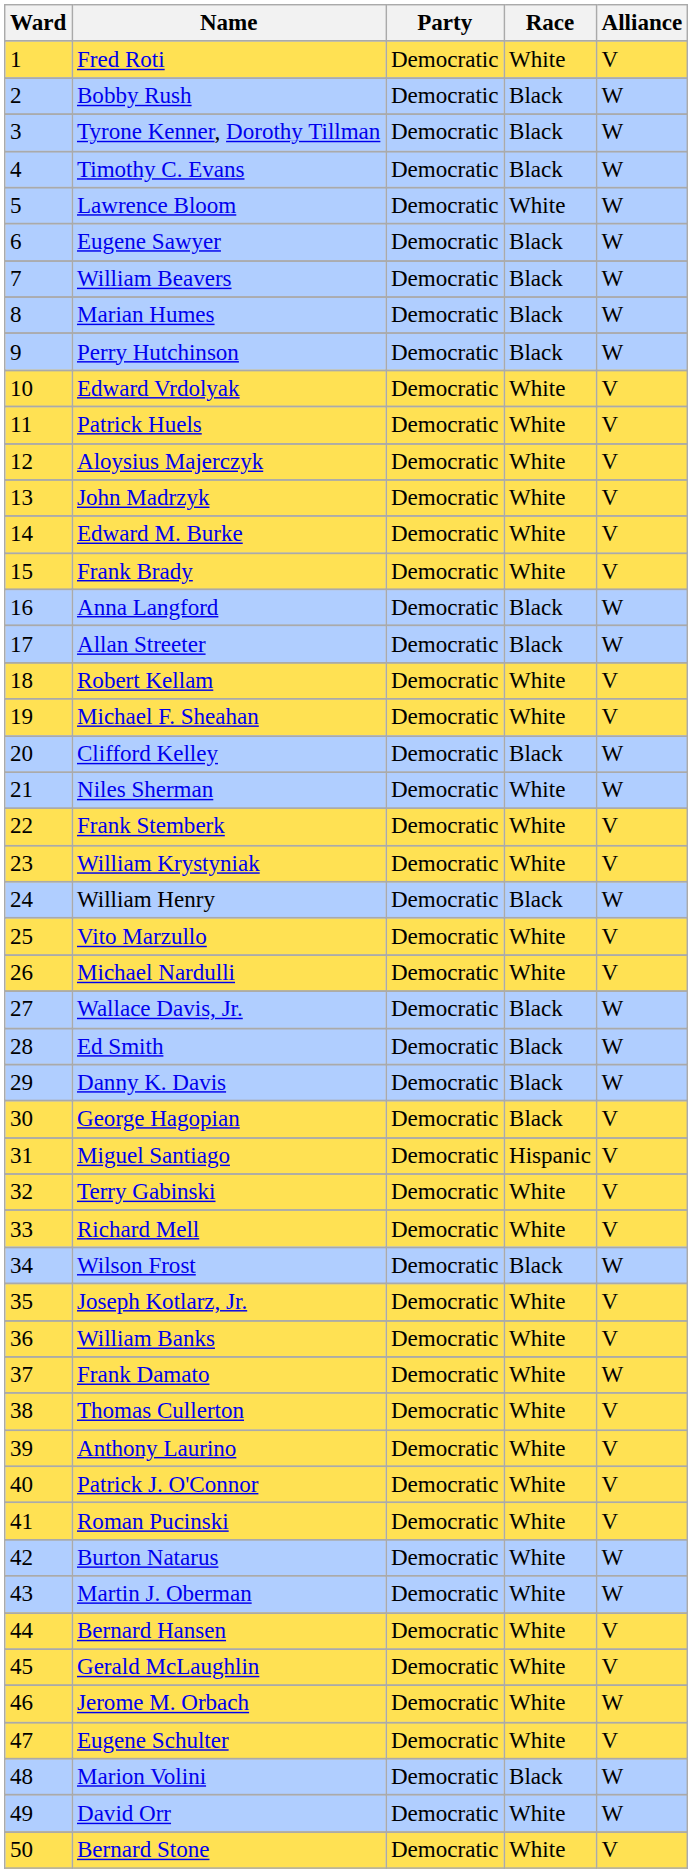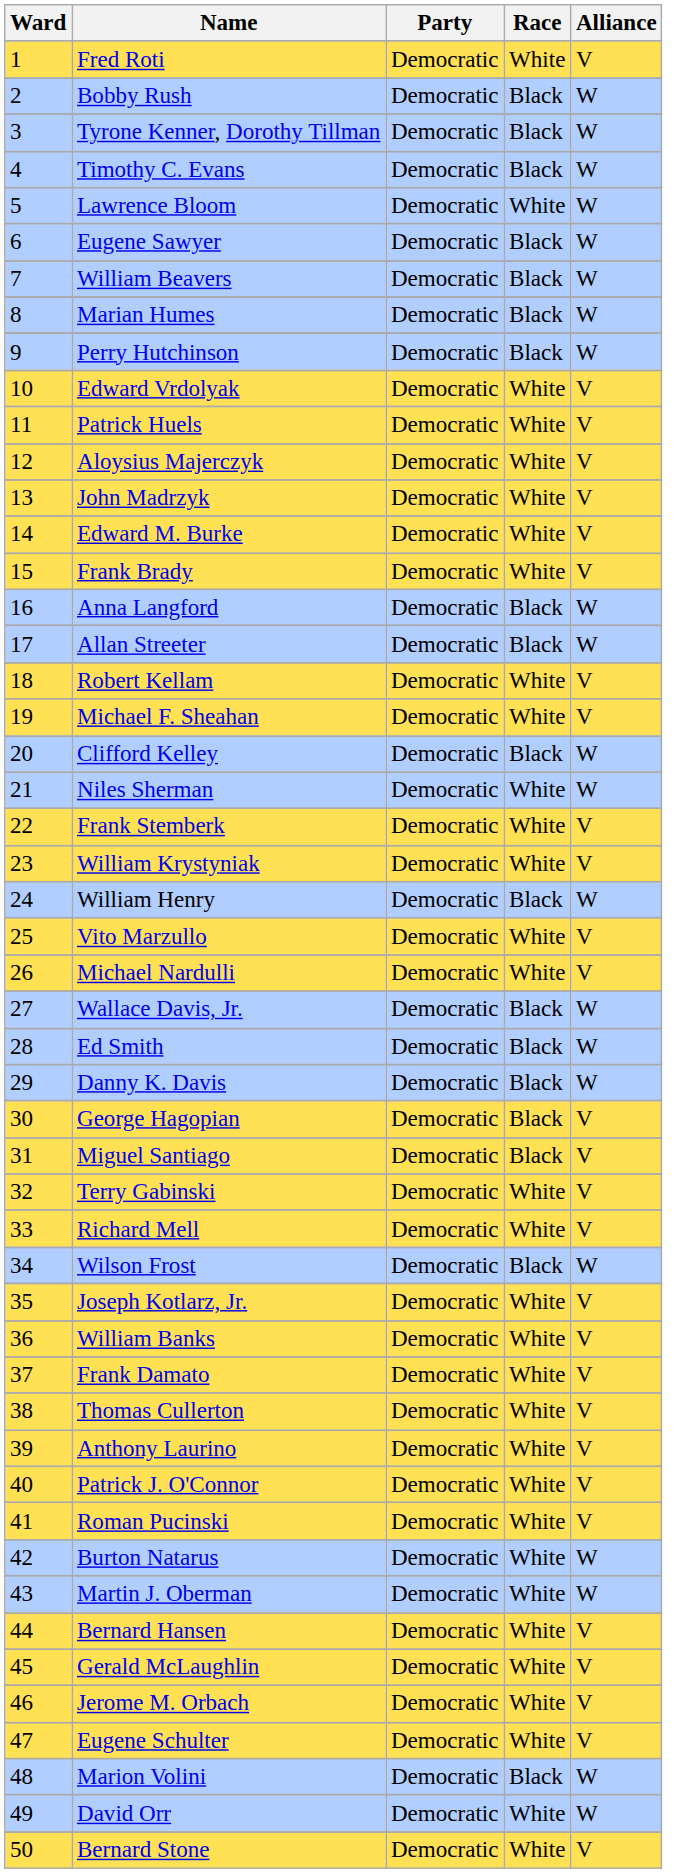(550, 1155) Hispanic -> (536, 1155) Black
(612, 1374) W -> (584, 1374) V
(612, 1703) W -> (584, 1703) V
